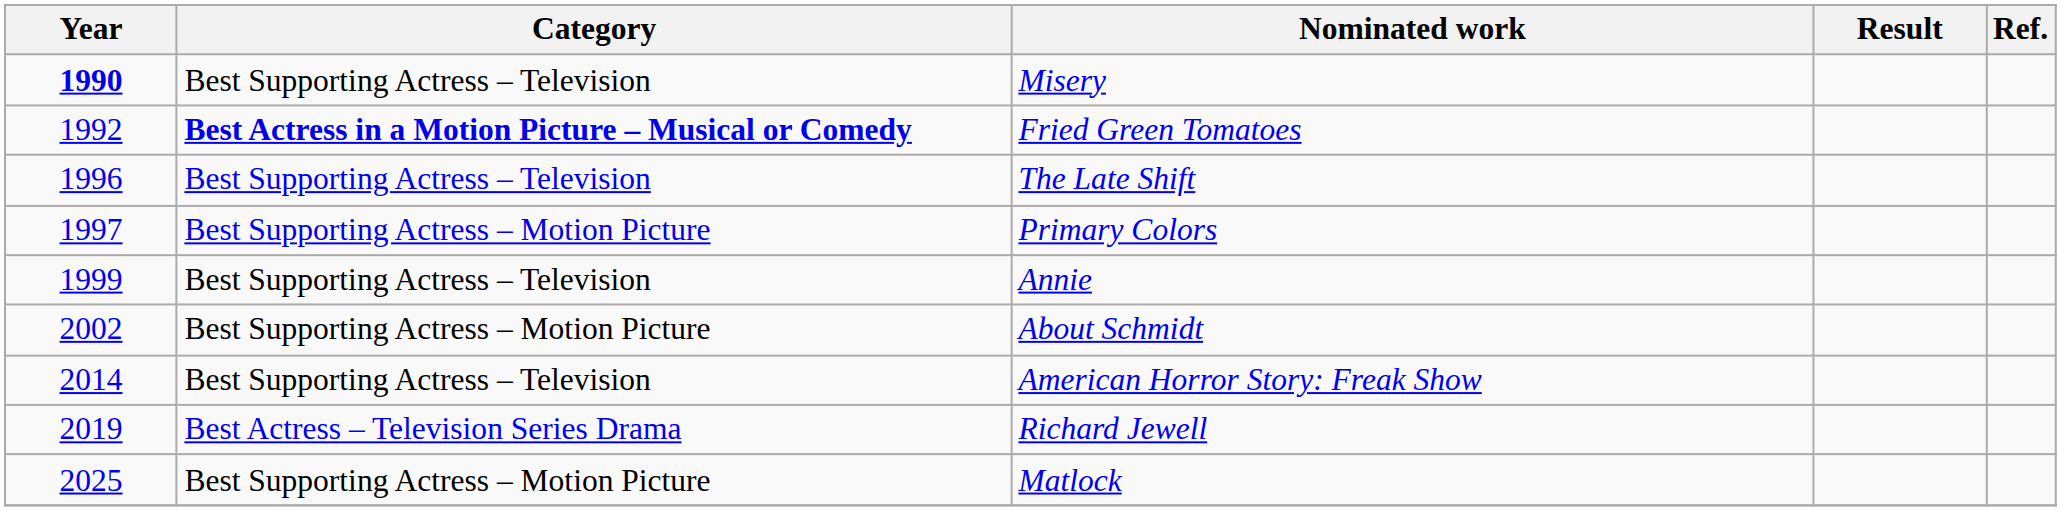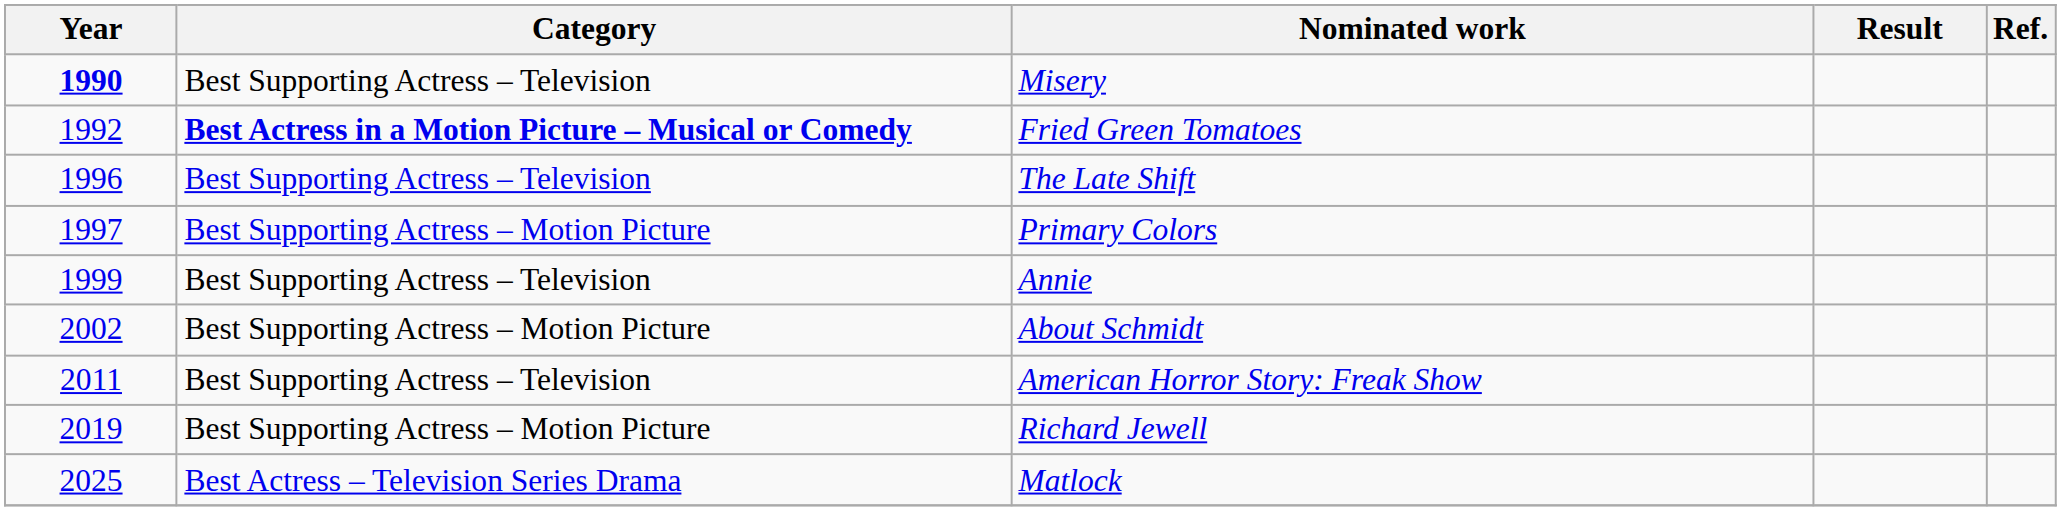(91, 379) 2014 -> (91, 379) 2011
(433, 429) Best Actress – Television Series Drama -> (447, 429) Best Supporting Actress – Motion Picture
(447, 479) Best Supporting Actress – Motion Picture -> (433, 479) Best Actress – Television Series Drama
